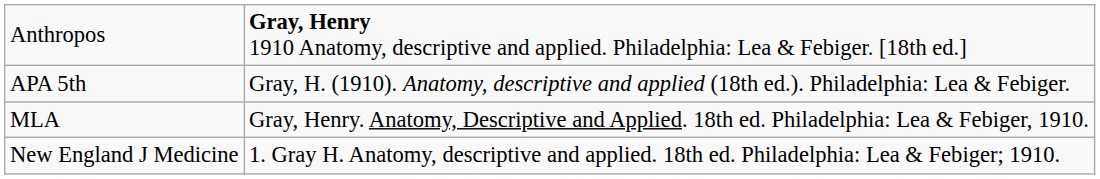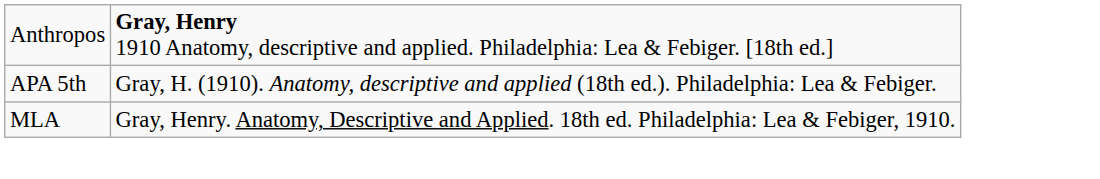- row: (124, 155)
